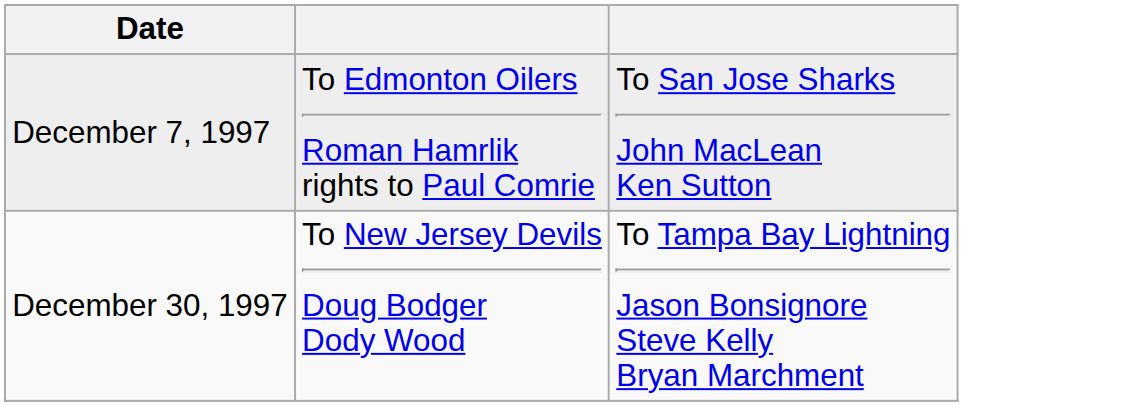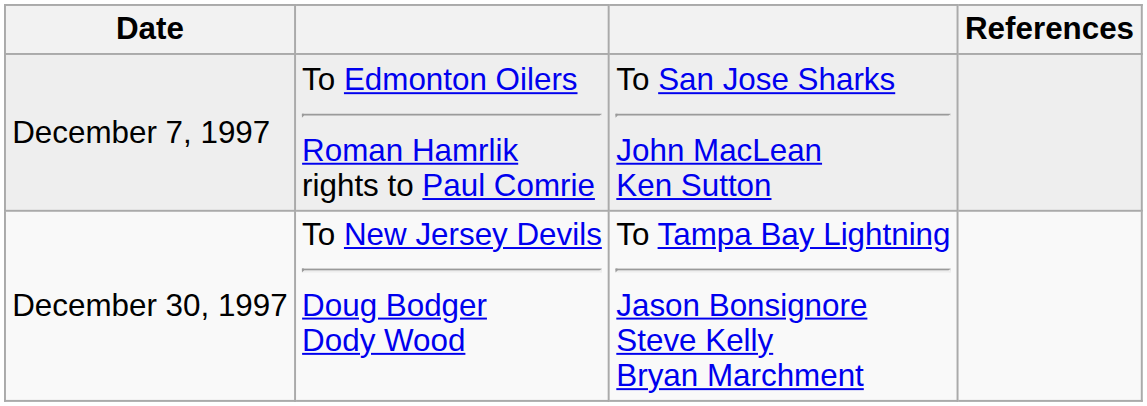+ column: (1050, 29)
